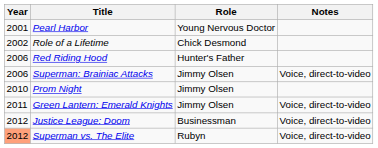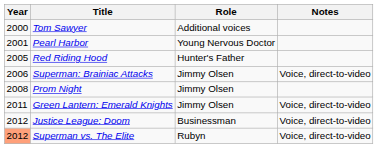+ row: (60, 27)
- row: (71, 43)
(17, 58) 2006 -> (17, 58) 2005
(17, 89) 2010 -> (17, 89) 2008
